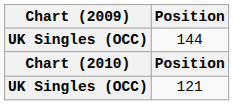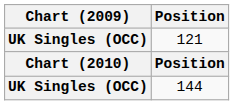rows swapped: (190, 88) <-> (190, 40)
